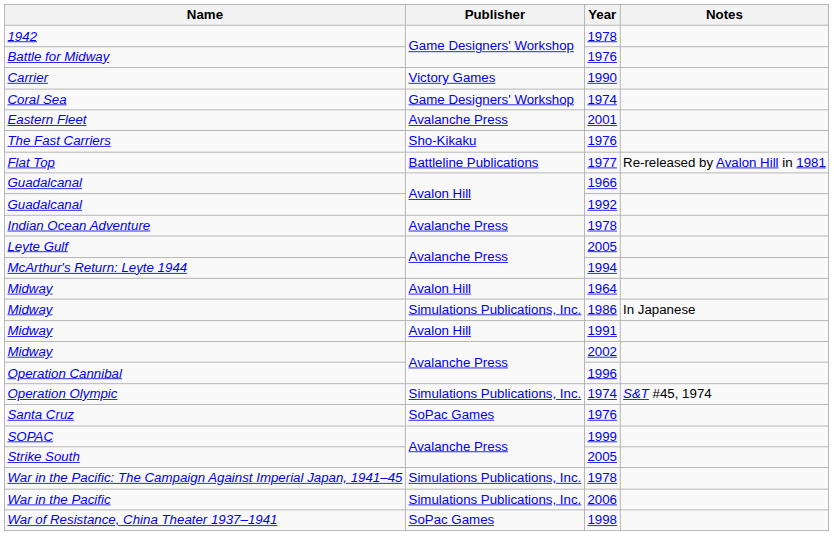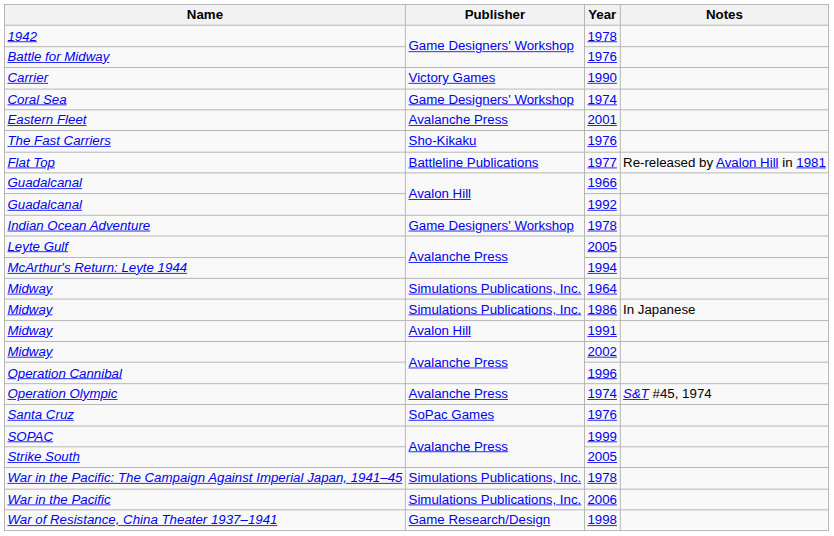(458, 225) Avalanche Press -> (491, 225) Game Designers' Workshop
(440, 288) Avalon Hill -> (495, 288) Simulations Publications, Inc.
(495, 394) Simulations Publications, Inc. -> (458, 394) Avalanche Press
(451, 520) SoPac Games -> (479, 520) Game Research/Design
